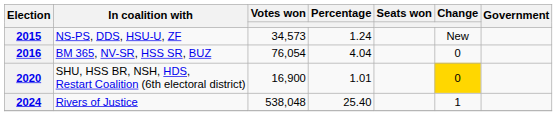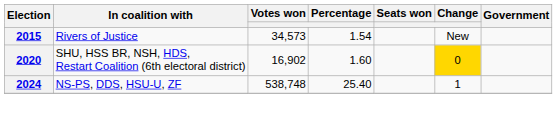(119, 36) NS-PS, DDS, HSU-U, ZF -> (97, 36) Rivers of Justice
(361, 36) 1.24 -> (361, 36) 1.54
- row: (29, 54)
(289, 78) 16,900 -> (289, 60) 16,902
(361, 78) 1.01 -> (361, 60) 1.60
(97, 102) Rivers of Justice -> (119, 84) NS-PS, DDS, HSU-U, ZF
(286, 102) 538,048 -> (286, 84) 538,748
